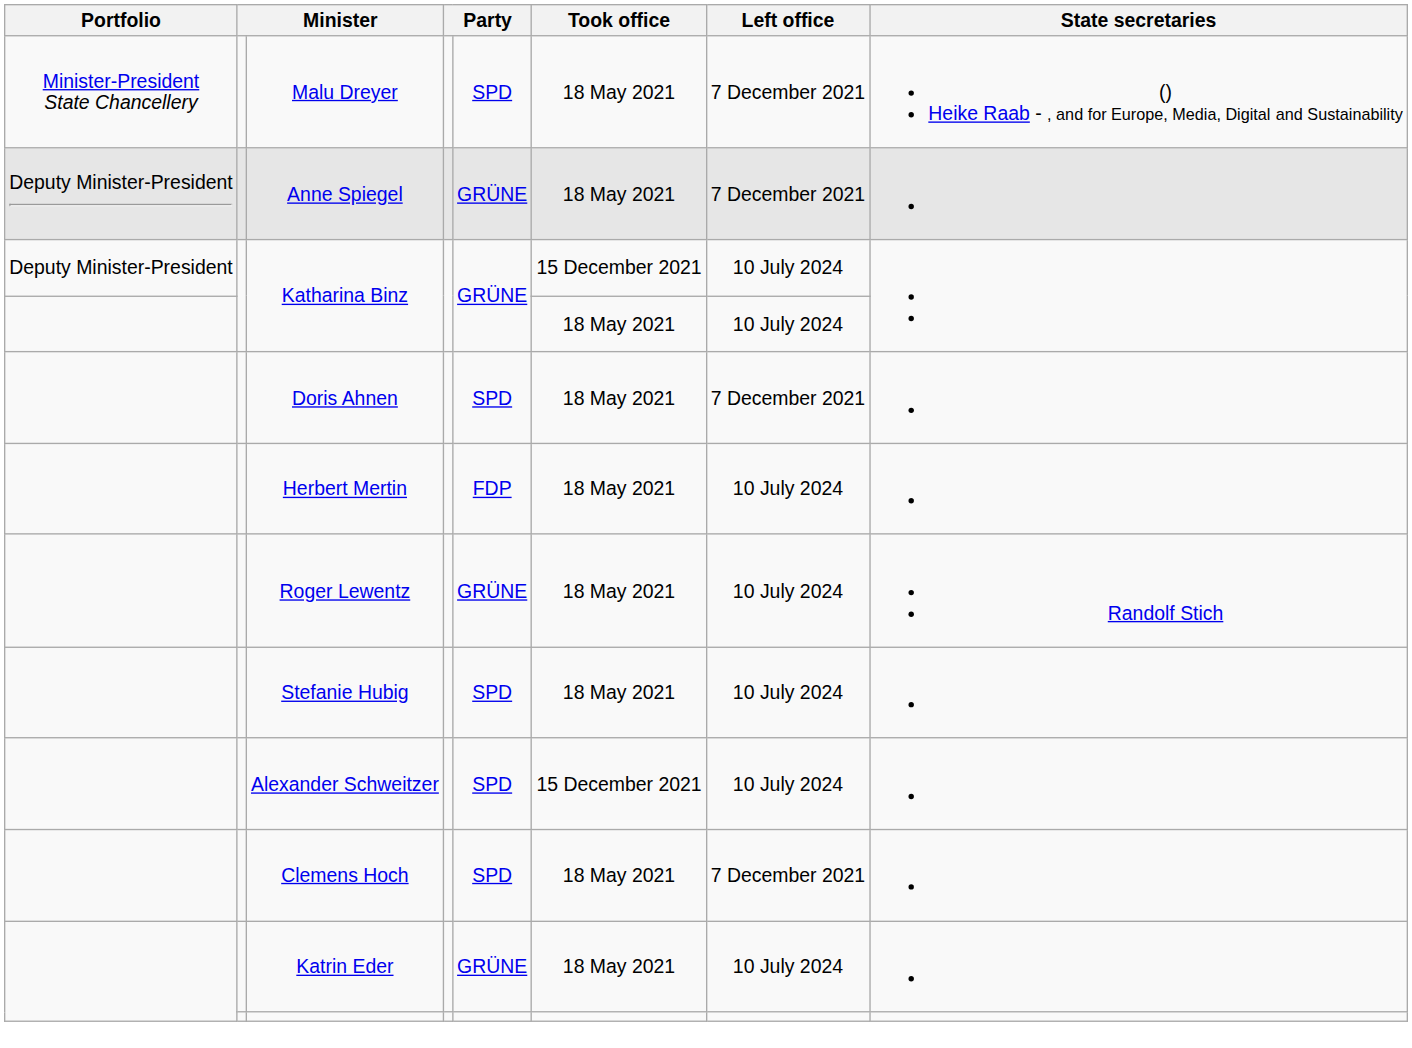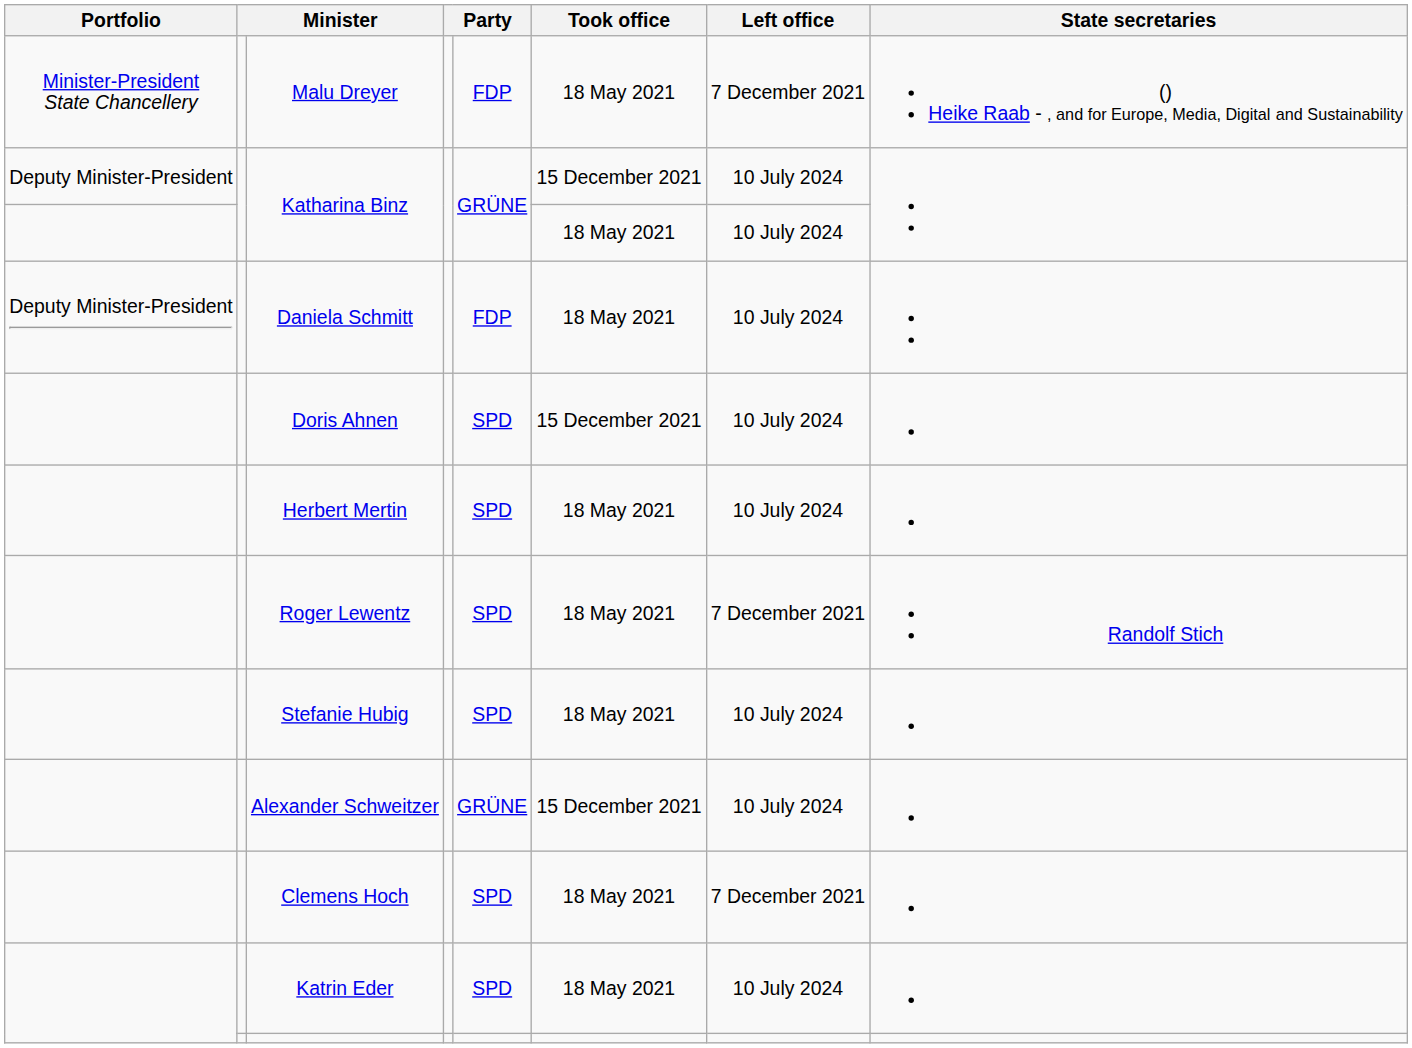(492, 92) SPD -> (492, 92) FDP
- row: (121, 189)
+ row: (121, 313)
(619, 398) 18 May 2021 -> (619, 420) 15 December 2021
(788, 398) 7 December 2021 -> (788, 420) 10 July 2024
(492, 489) FDP -> (492, 511) SPD
(492, 591) GRÜNE -> (492, 613) SPD
(788, 591) 10 July 2024 -> (788, 613) 7 December 2021
(492, 784) SPD -> (492, 806) GRÜNE
(492, 967) GRÜNE -> (492, 988) SPD
